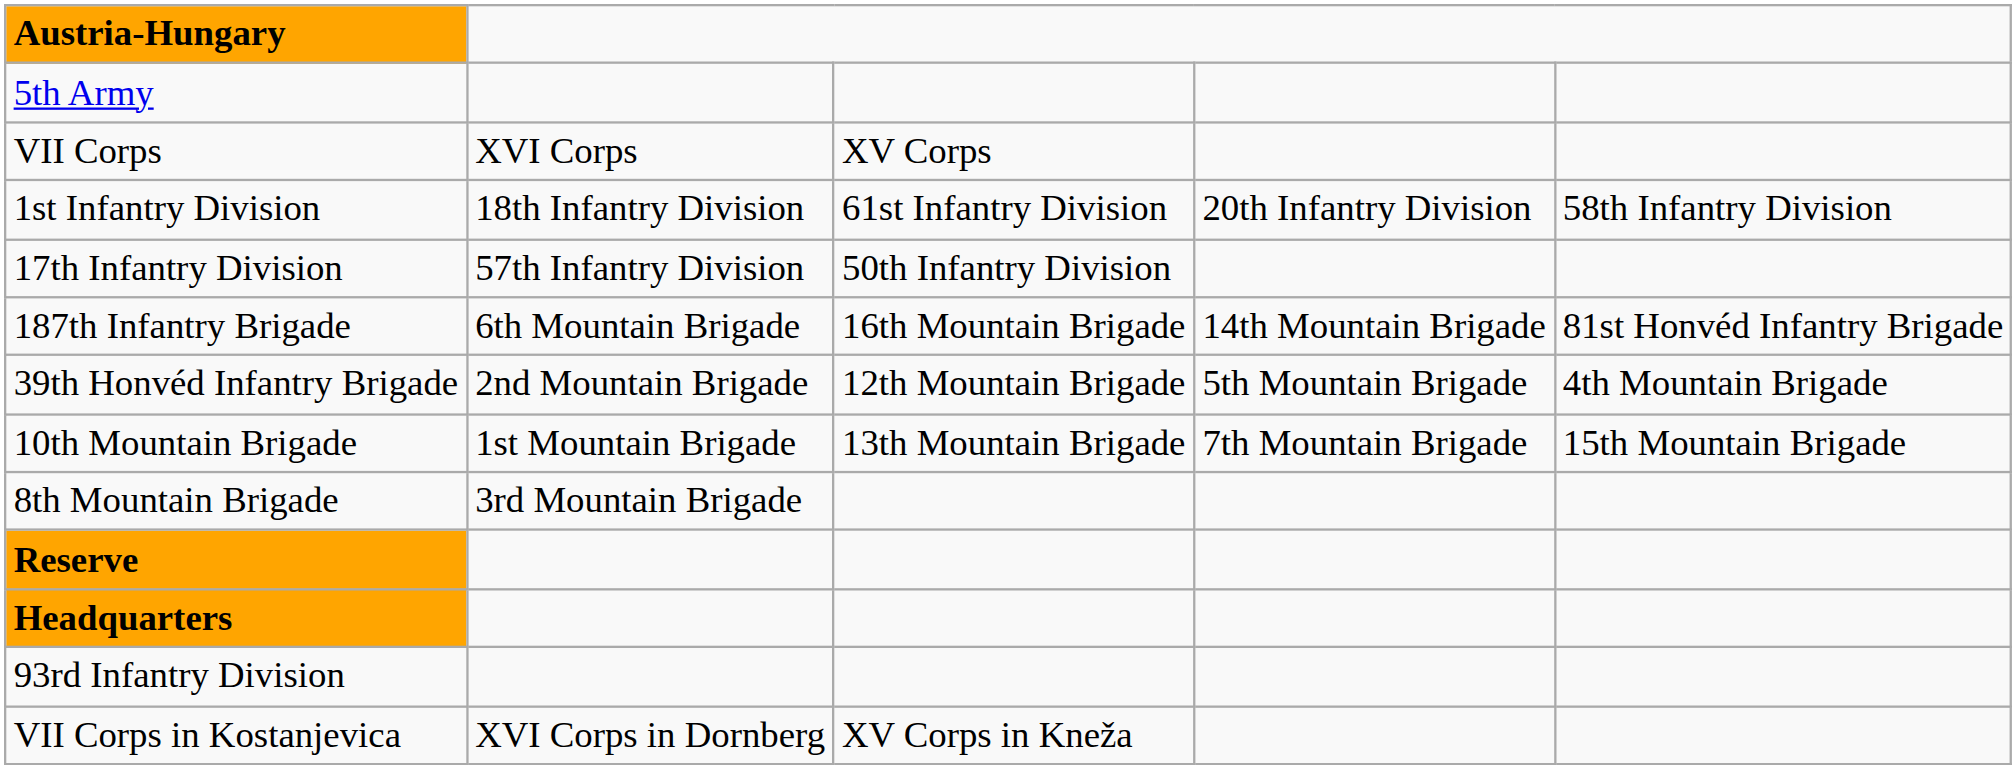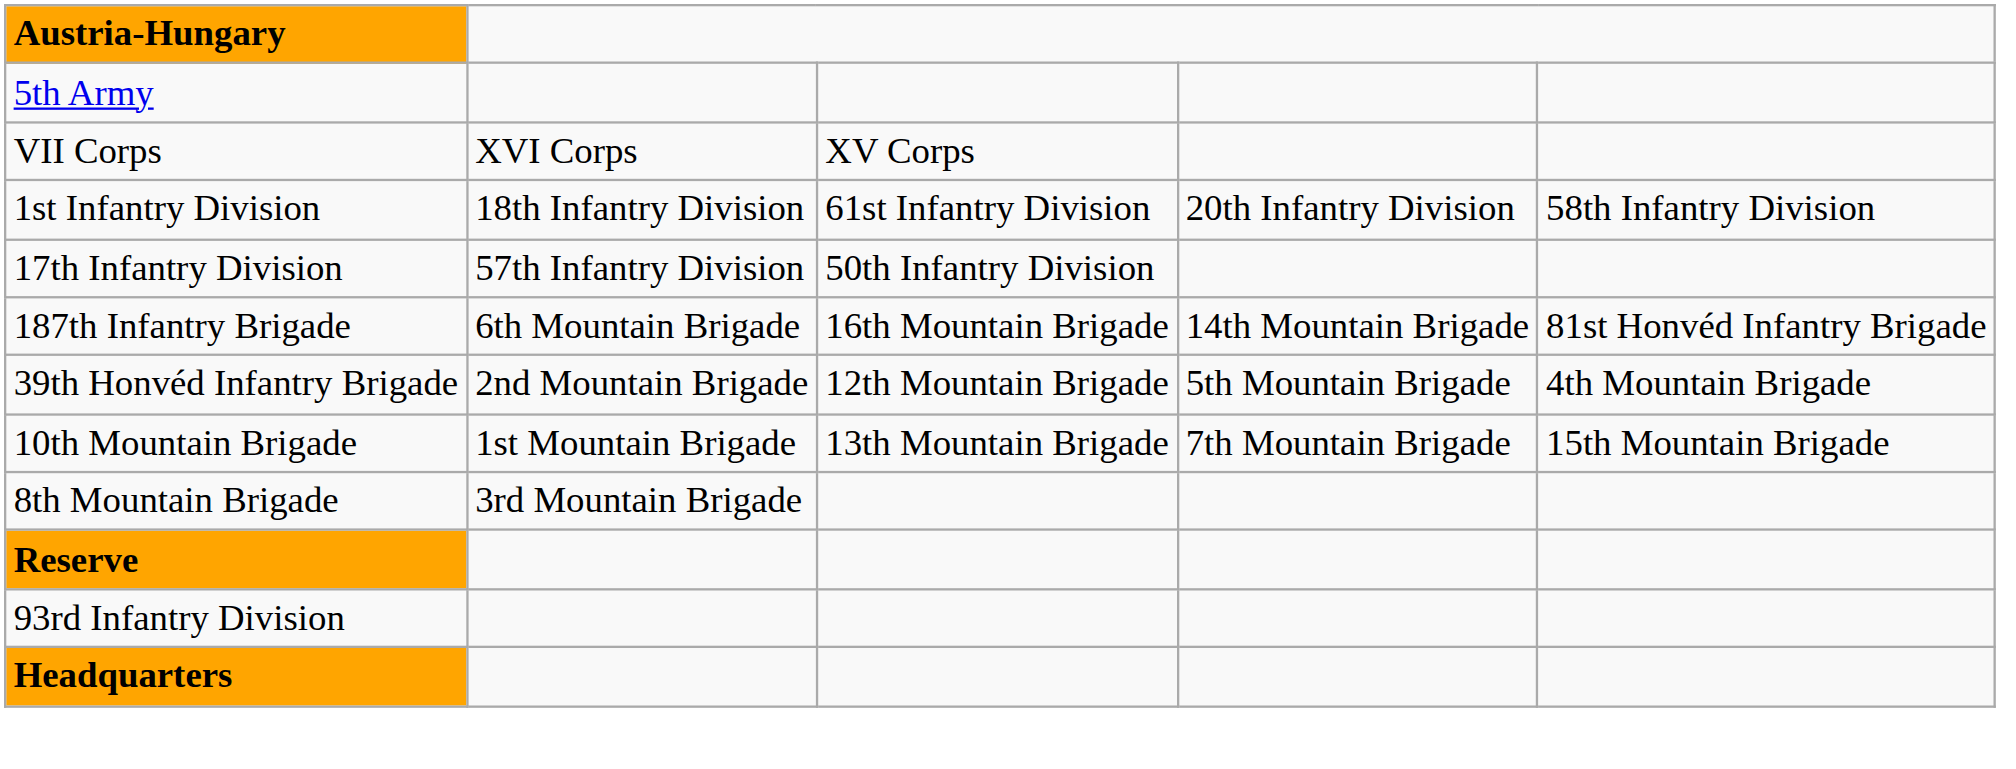rows swapped: (179, 675) <-> (123, 617)
- row: (207, 734)
